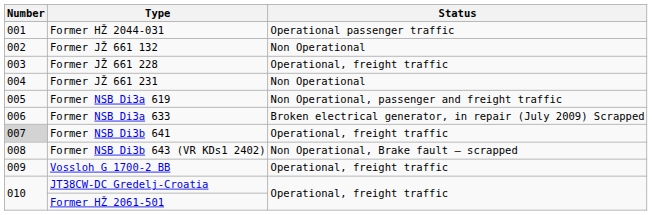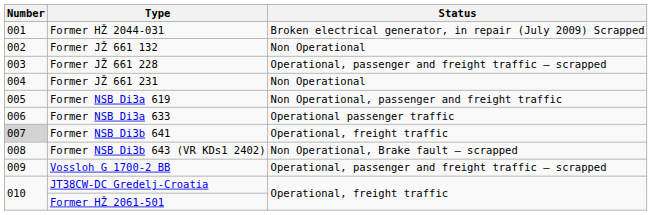(362, 30) Operational passenger traffic -> (458, 30) Broken electrical generator, in repair (July 2009) Scrapped
(359, 64) Operational, freight traffic -> (439, 64) Operational, passenger and freight traffic — scrapped
(458, 116) Broken electrical generator, in repair (July 2009) Scrapped -> (362, 116) Operational passenger traffic
(359, 167) Operational, freight traffic -> (439, 167) Operational, passenger and freight traffic — scrapped
